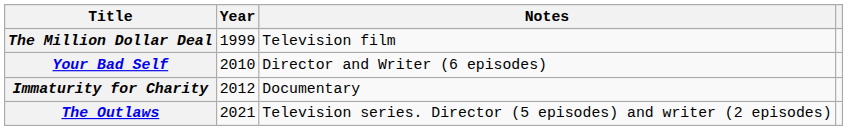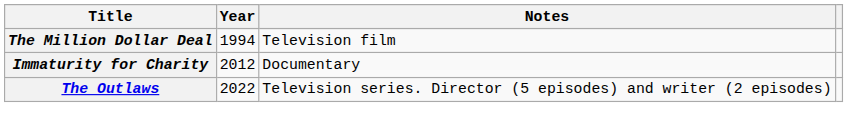(238, 41) 1999 -> (238, 41) 1994
- row: (110, 65)
(238, 113) 2021 -> (238, 89) 2022
